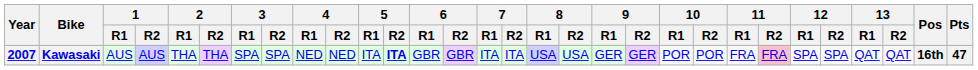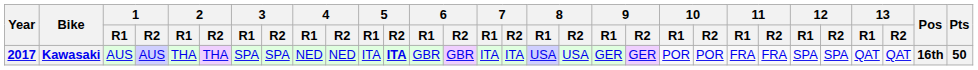(22, 55) 2007 -> (22, 55) 2017
(774, 55) pink background -> (774, 55) no background
(959, 55) 47 -> (959, 55) 50
